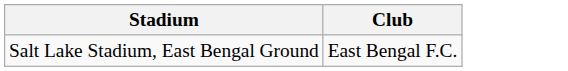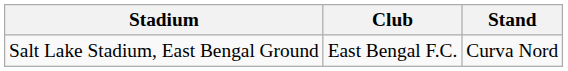+ column: (512, 19)
